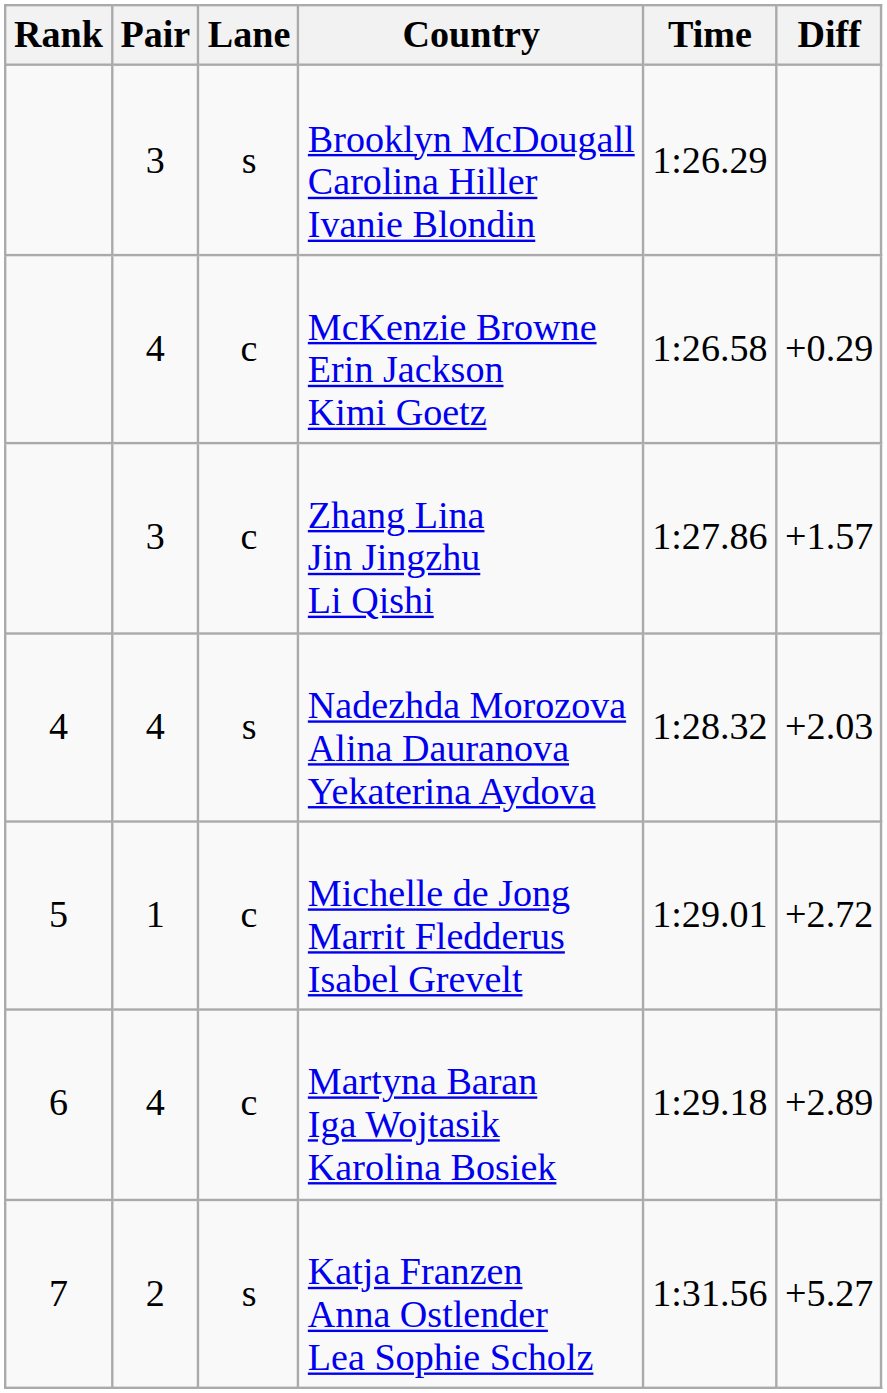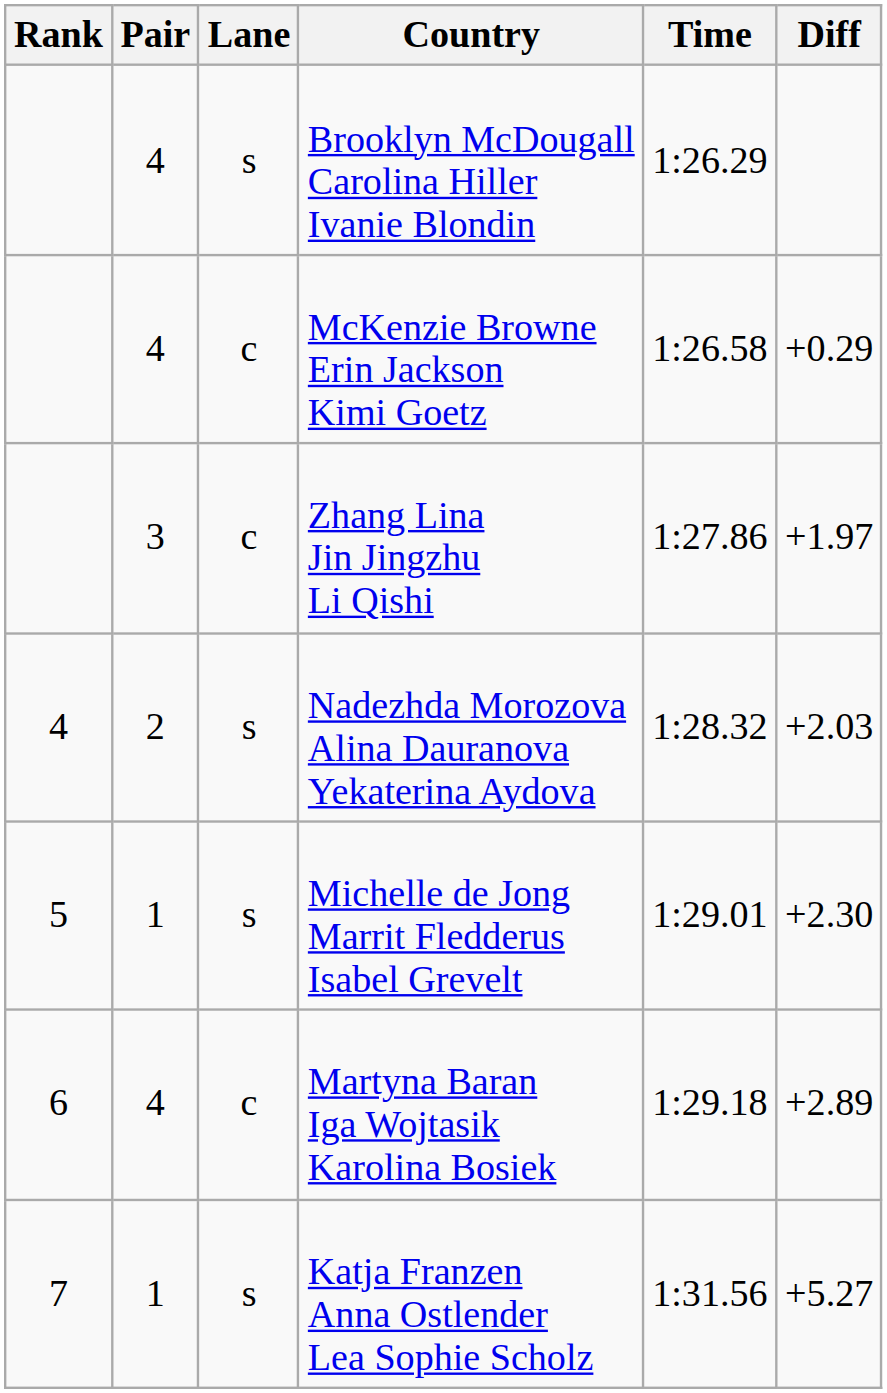(155, 159) 3 -> (155, 159) 4
(829, 537) +1.57 -> (829, 537) +1.97
(155, 726) 4 -> (155, 726) 2
(249, 914) c -> (249, 914) s
(829, 914) +2.72 -> (829, 914) +2.30
(155, 1292) 2 -> (155, 1292) 1
